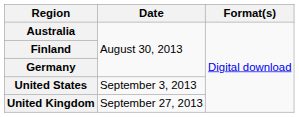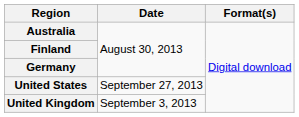(148, 85) September 3, 2013 -> (151, 85) September 27, 2013
(151, 103) September 27, 2013 -> (148, 103) September 3, 2013
